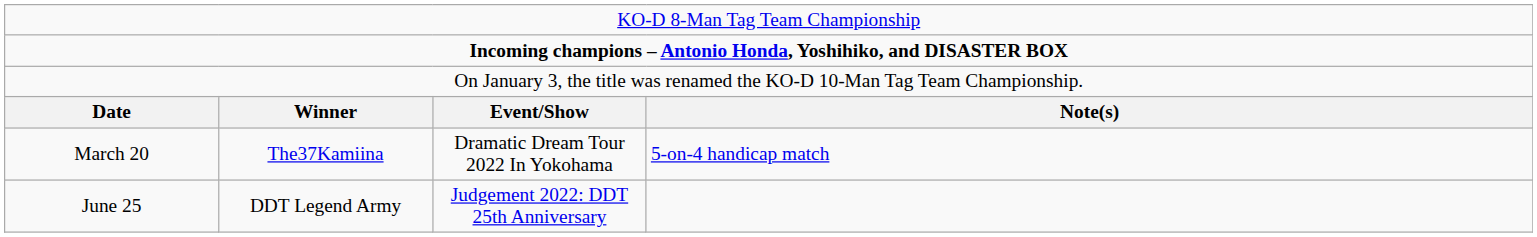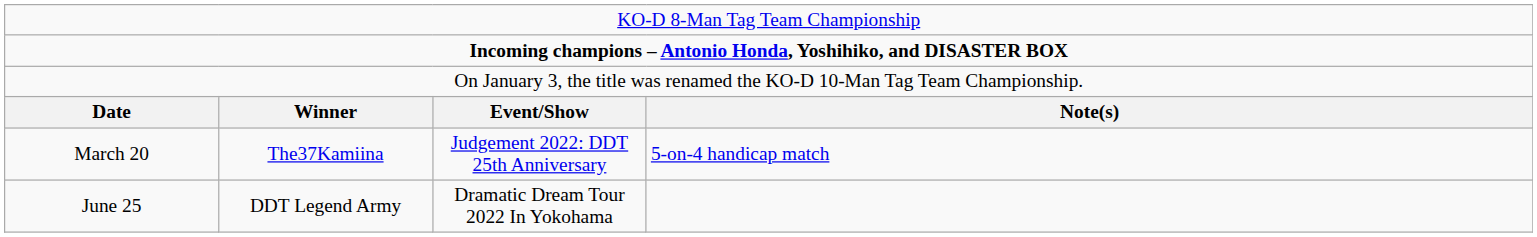(539, 153) Dramatic Dream Tour 2022 In Yokohama -> (539, 153) Judgement 2022: DDT 25th Anniversary
(539, 206) Judgement 2022: DDT 25th Anniversary -> (539, 206) Dramatic Dream Tour 2022 In Yokohama
